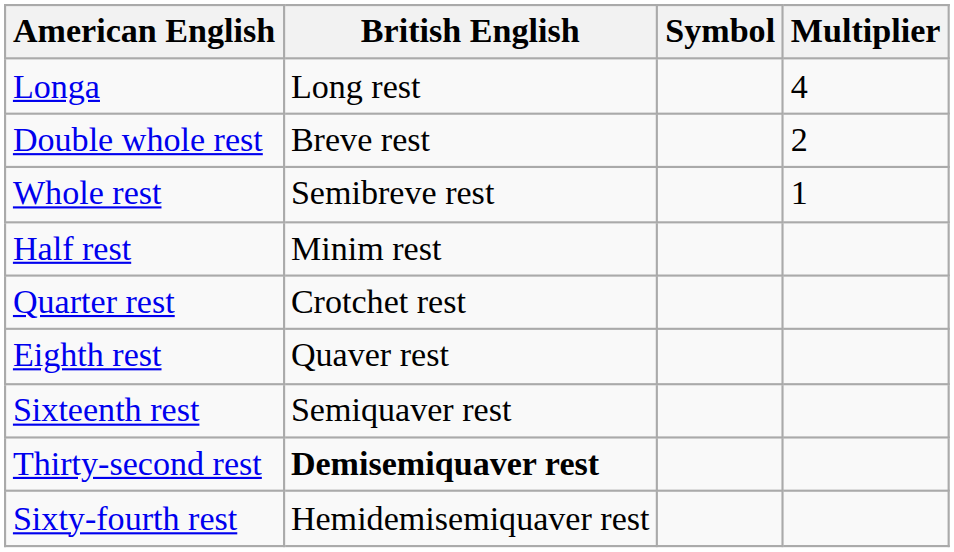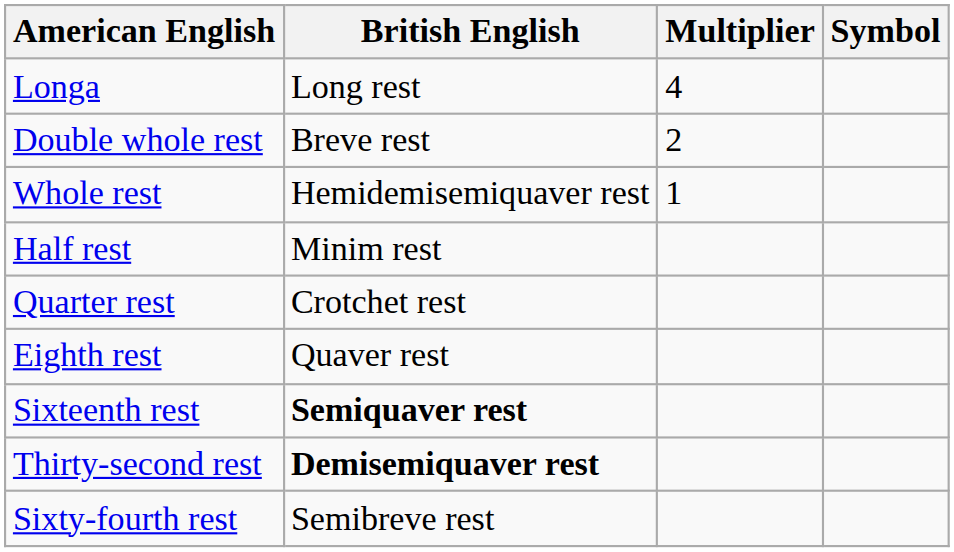columns swapped: (866, 31) <-> (720, 31)
(393, 193) Semibreve rest -> (470, 193) Hemidemisemiquaver rest
(401, 409) normal -> (409, 409) bold
(470, 517) Hemidemisemiquaver rest -> (393, 517) Semibreve rest
